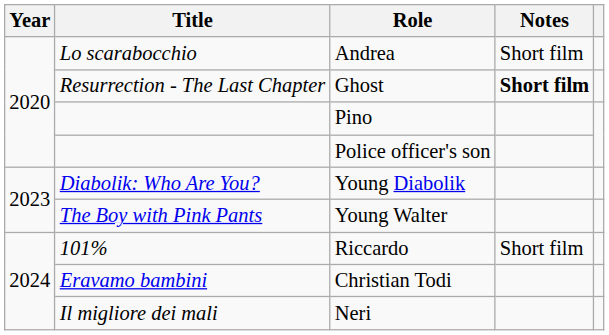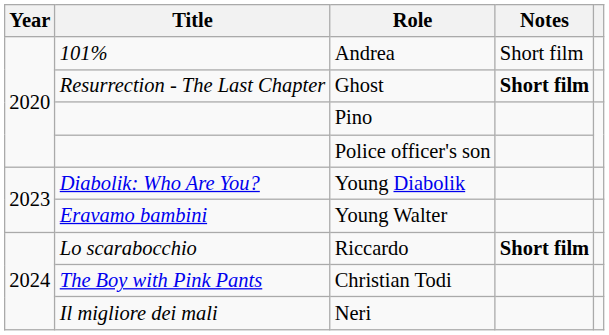(128, 53) Lo scarabocchio -> (84, 53) 101%
(161, 215) The Boy with Pink Pants -> (133, 215) Eravamo bambini
(84, 248) 101% -> (128, 248) Lo scarabocchio
(542, 248) normal -> (545, 248) bold
(133, 280) Eravamo bambini -> (161, 280) The Boy with Pink Pants
